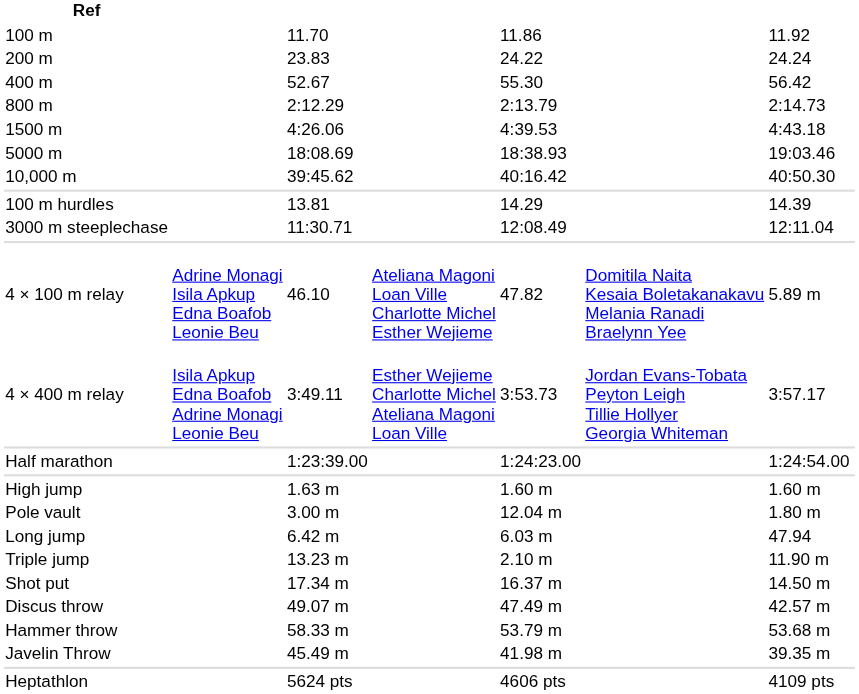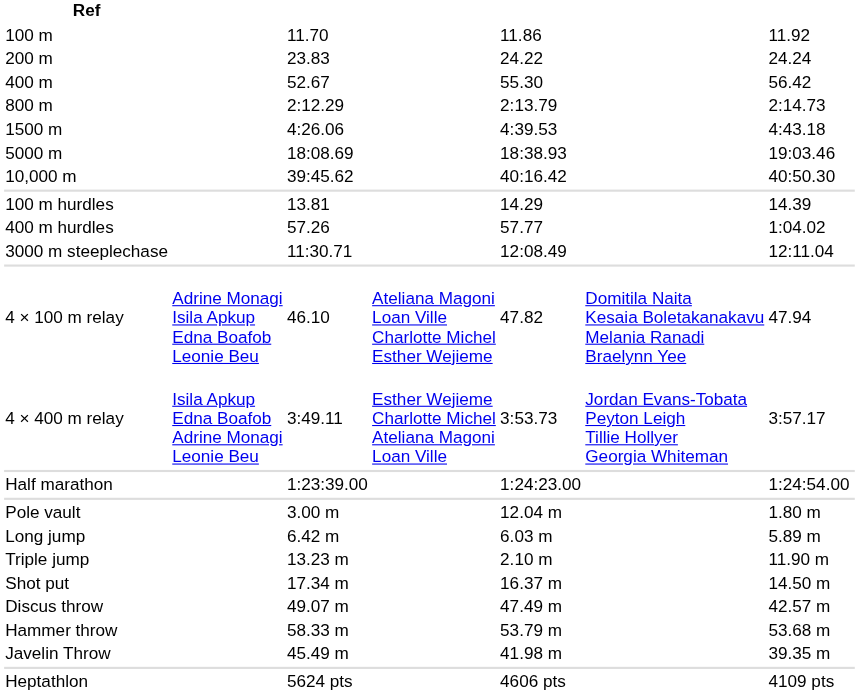+ row: (59, 228)
(795, 294) 5.89 m -> (790, 317) 47.94
- row: (44, 489)
(790, 536) 47.94 -> (795, 536) 5.89 m
